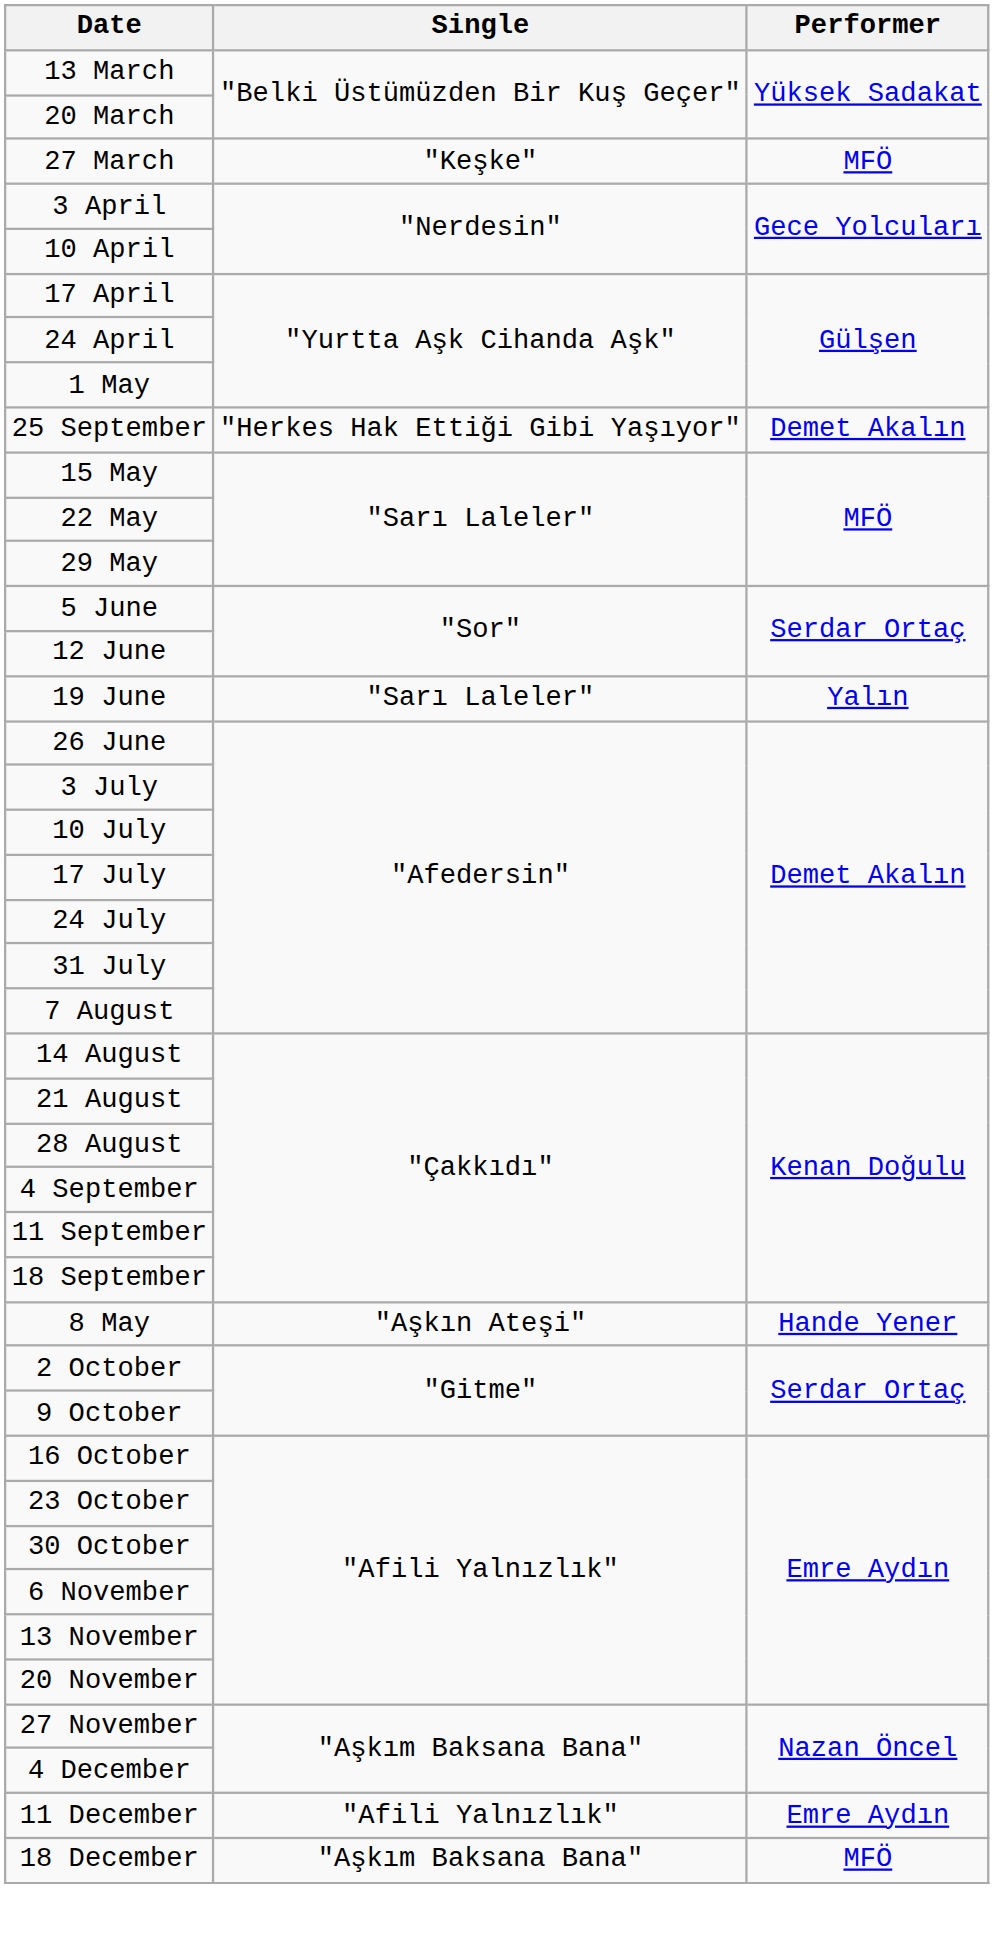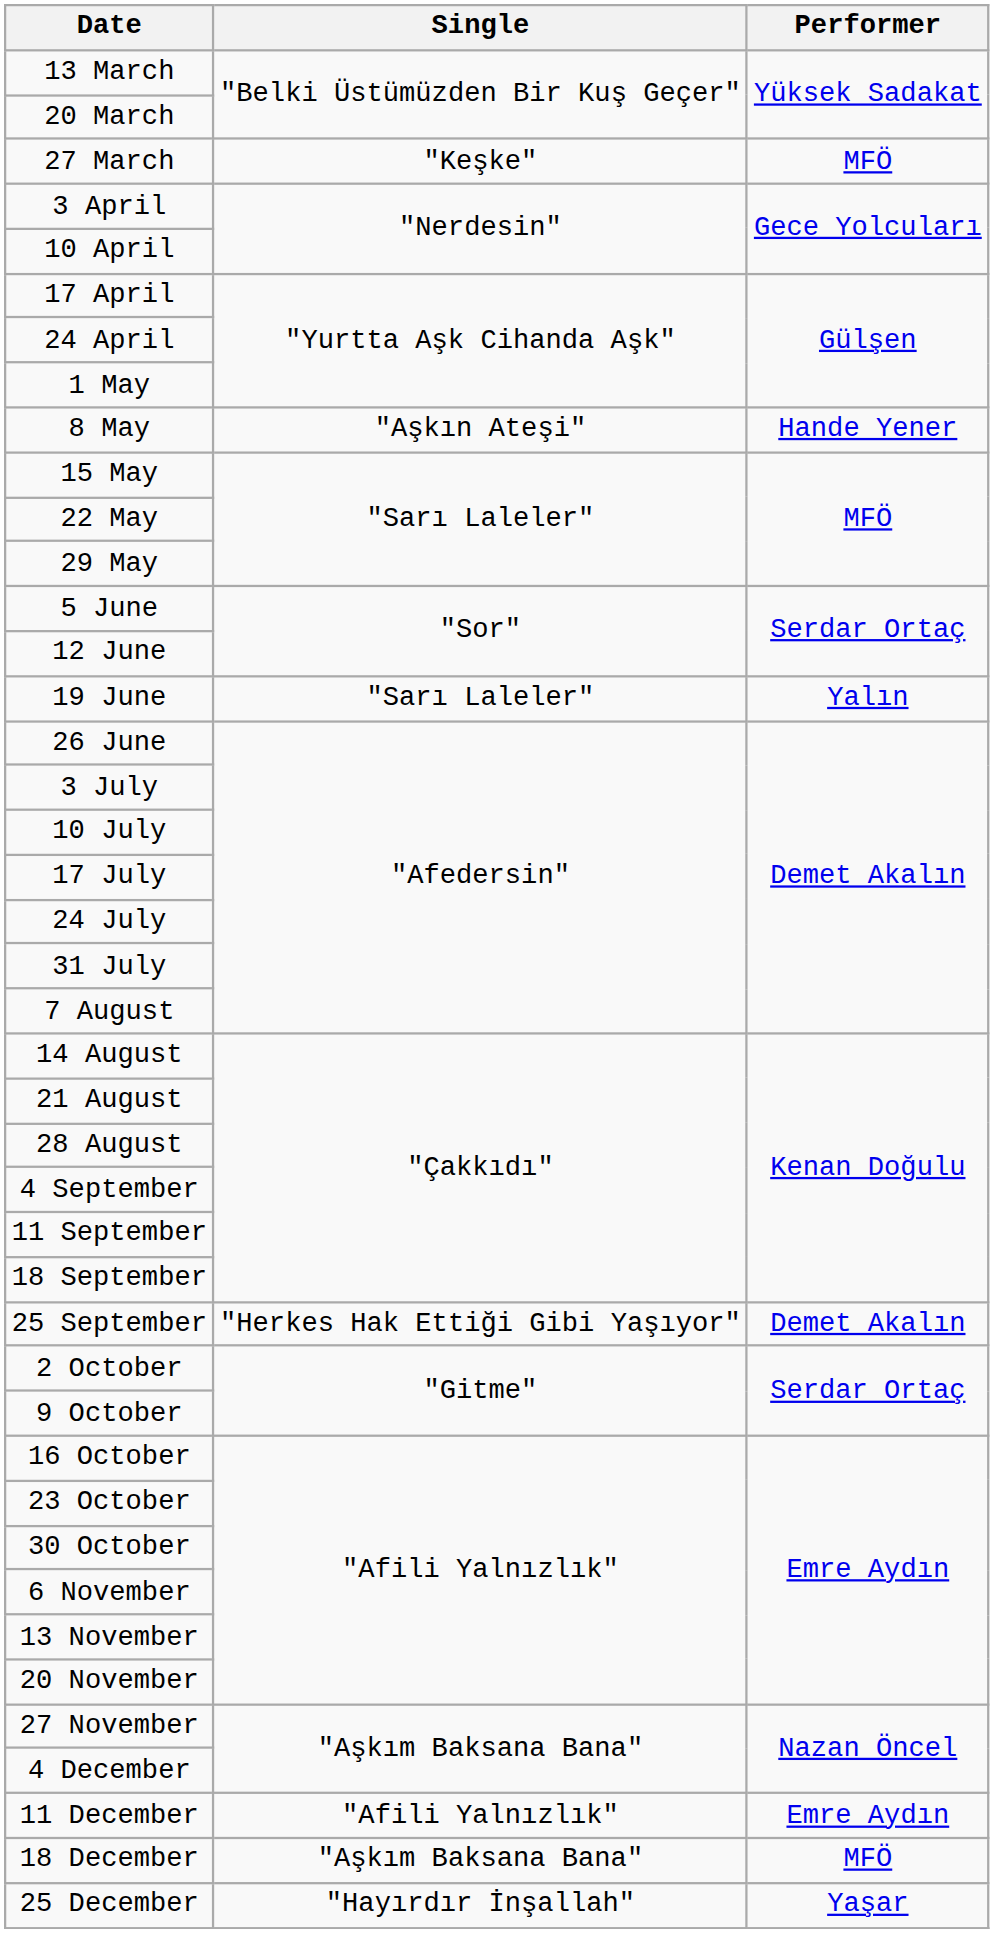rows swapped: (109, 1324) <-> (109, 430)
+ row: (109, 1905)
